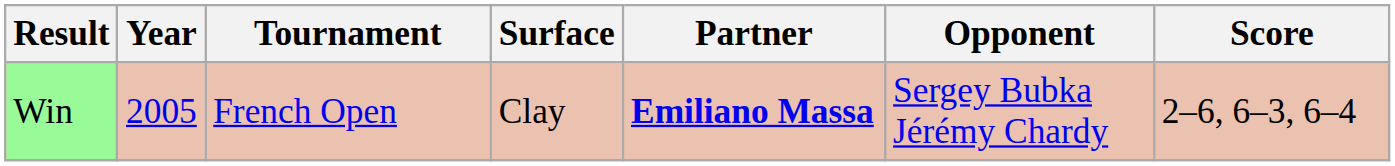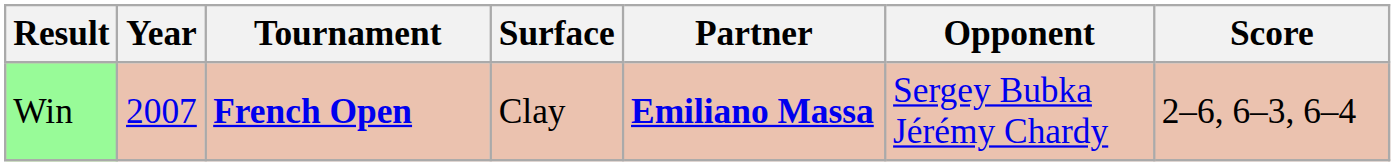(161, 110) 2005 -> (161, 110) 2007
(305, 110) normal -> (313, 110) bold
